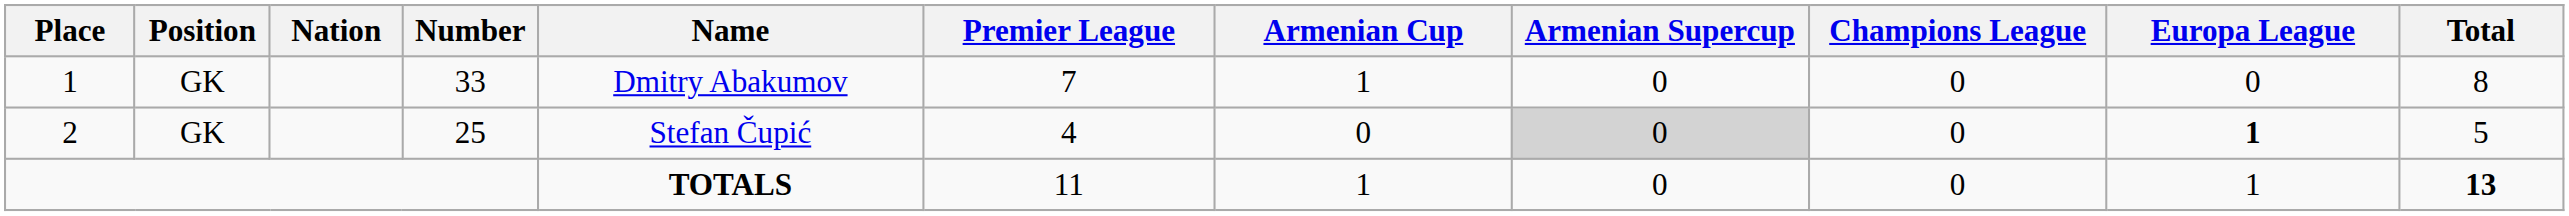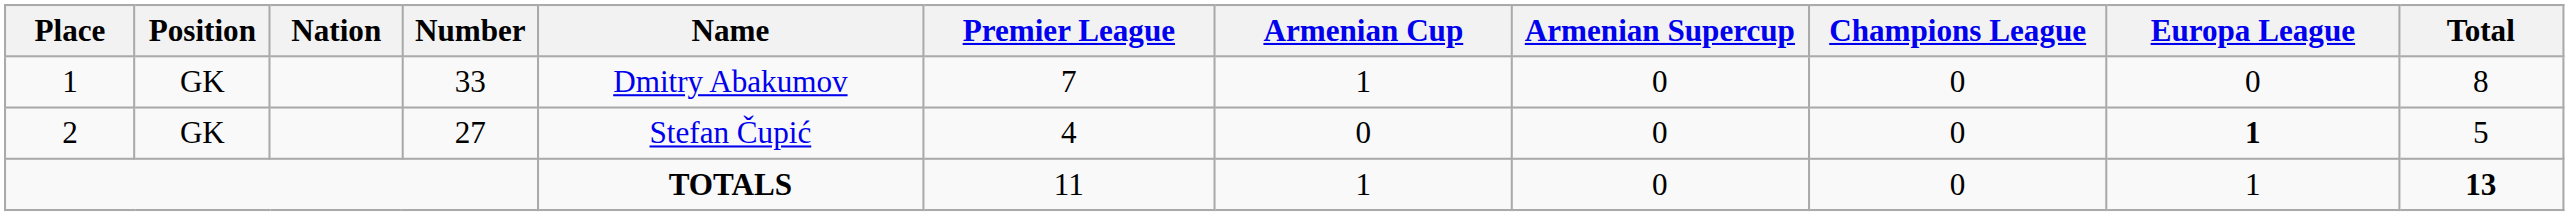(470, 133) 25 -> (470, 133) 27
(1660, 133) lightgrey background -> (1660, 133) no background
